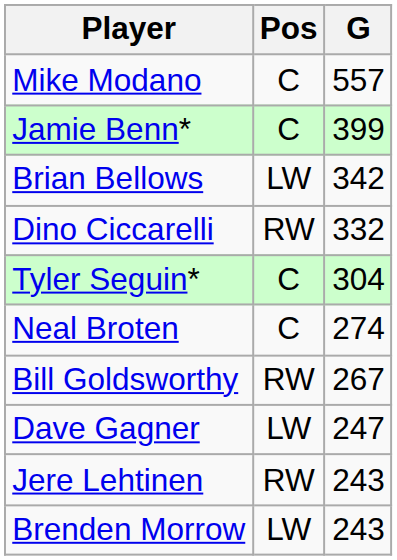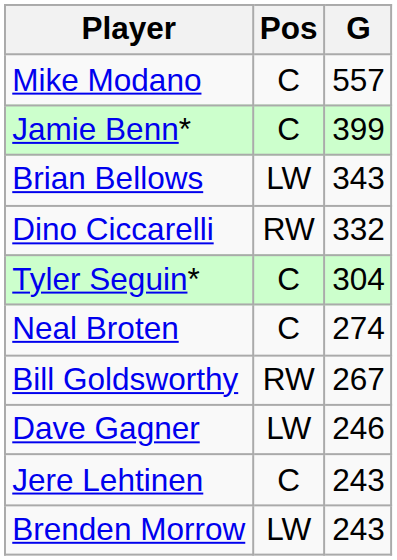(358, 179) 342 -> (358, 179) 343
(358, 429) 247 -> (358, 429) 246
(289, 479) RW -> (289, 479) C
